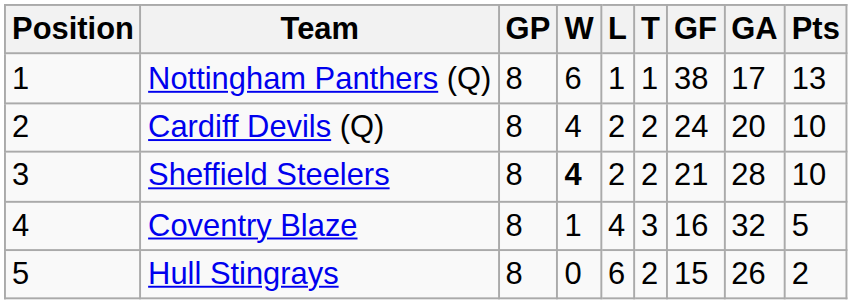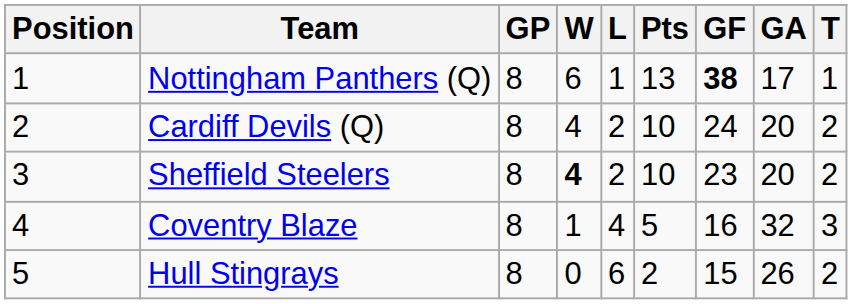columns swapped: (650, 28) <-> (816, 28)
(691, 77) normal -> (720, 77) bold
(691, 175) 21 -> (720, 175) 23
(748, 175) 28 -> (778, 175) 20
